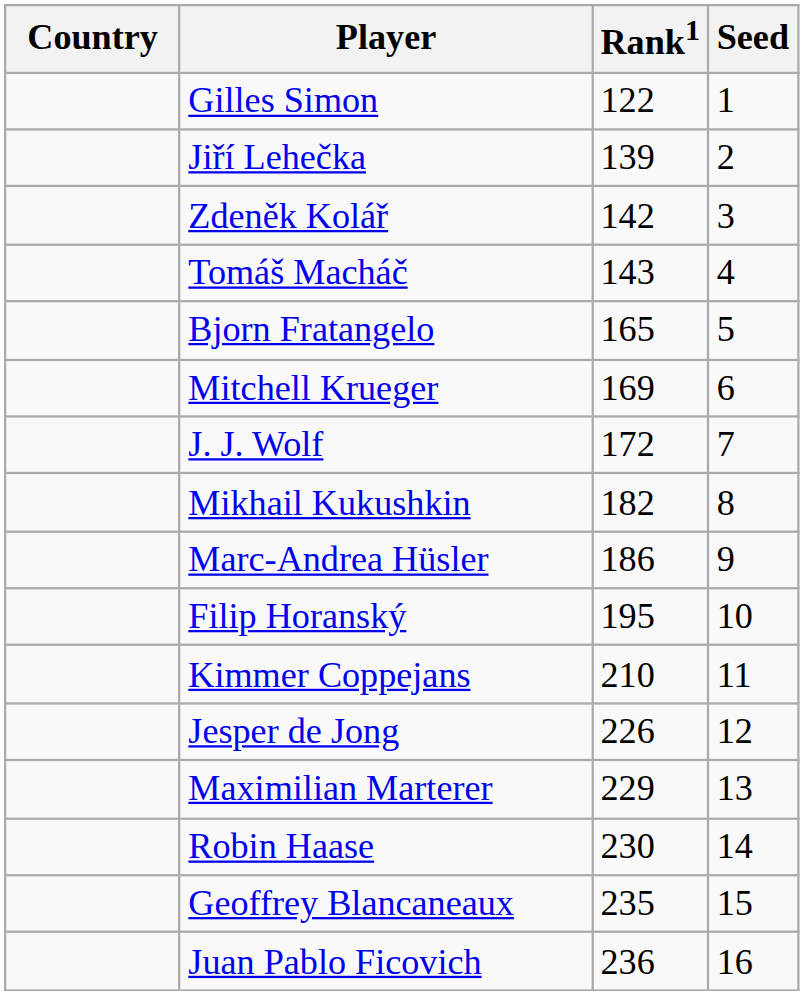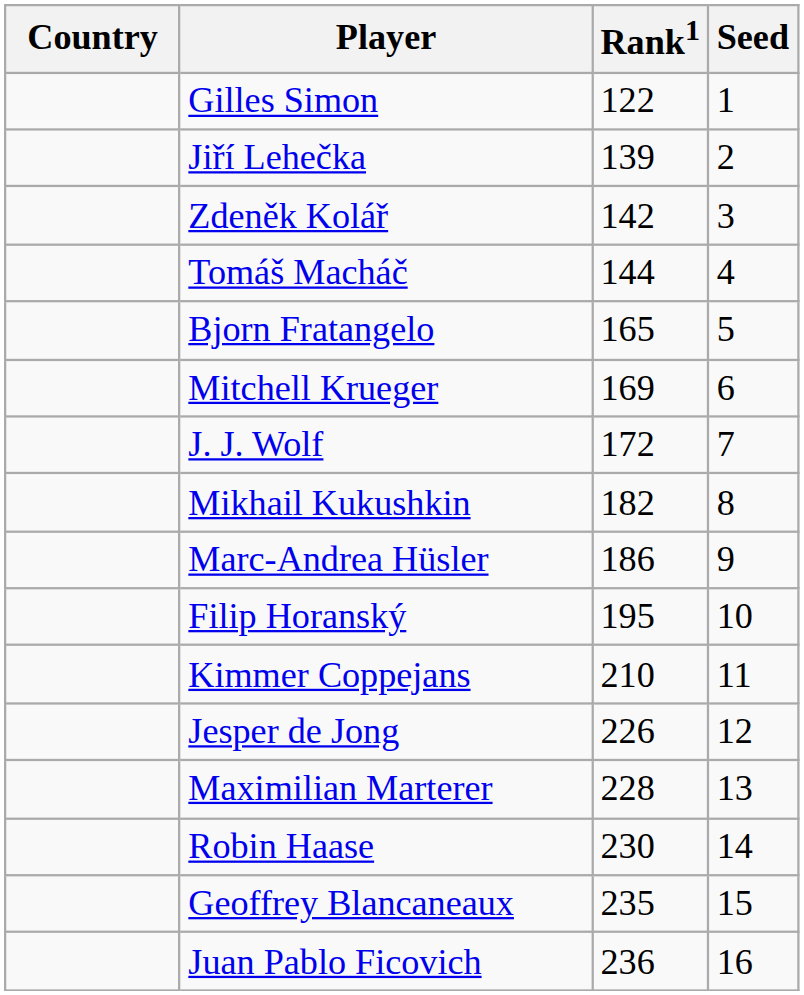(628, 272) 143 -> (628, 272) 144
(628, 788) 229 -> (628, 788) 228
